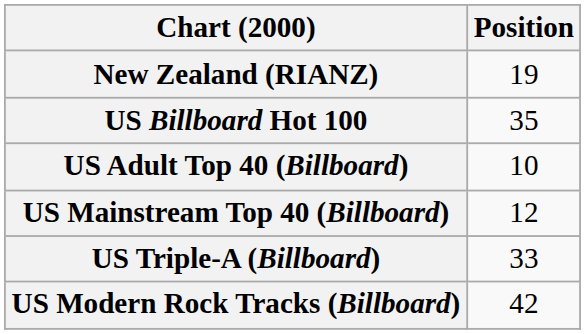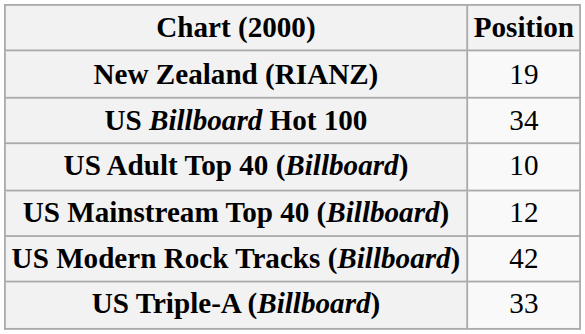(524, 119) 35 -> (524, 119) 34
rows swapped: (236, 304) <-> (236, 258)
